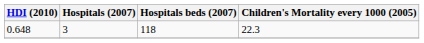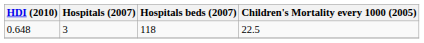(251, 29) 22.3 -> (251, 29) 22.5
